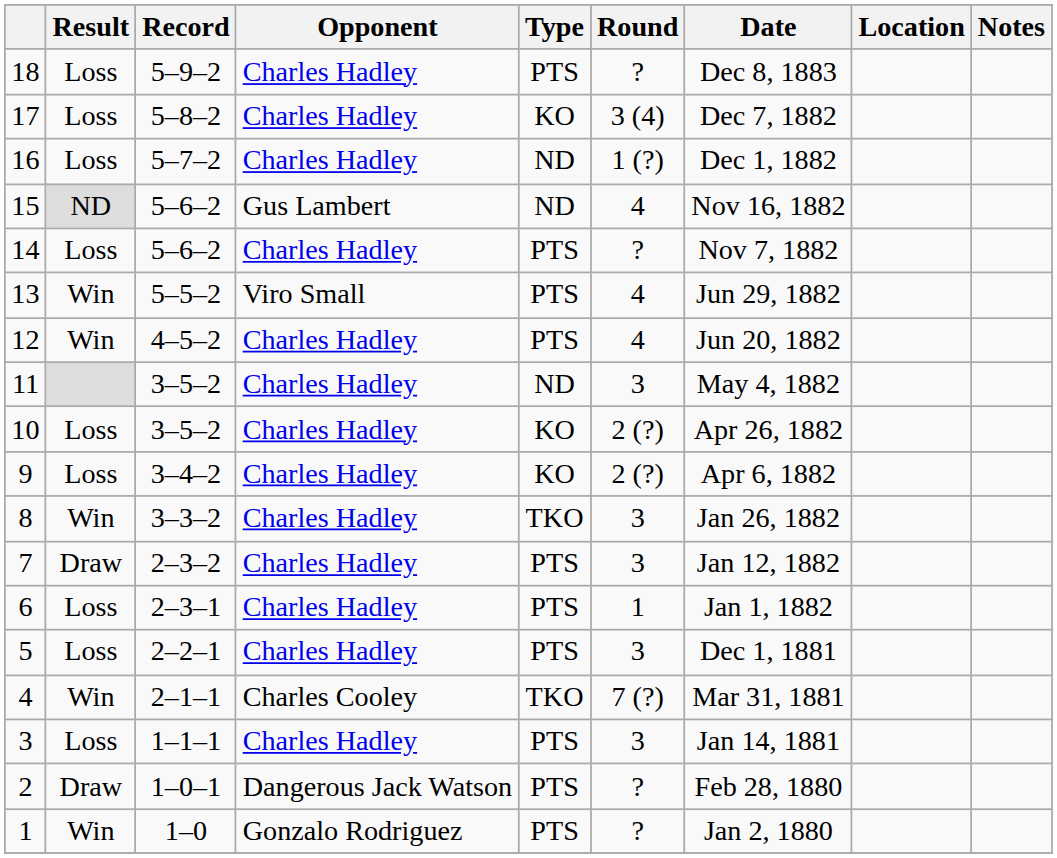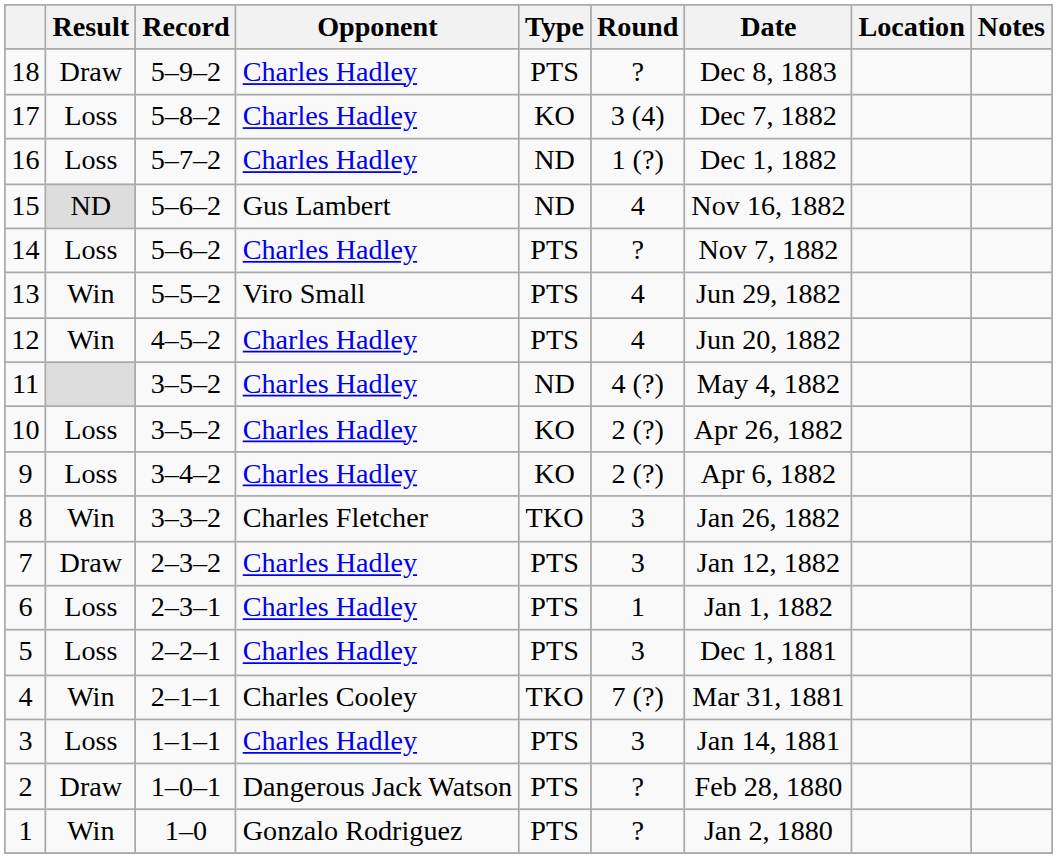(91, 71) Loss -> (91, 71) Draw
(638, 384) 3 -> (638, 384) 4 (?)
(330, 518) Charles Hadley -> (335, 518) Charles Fletcher
